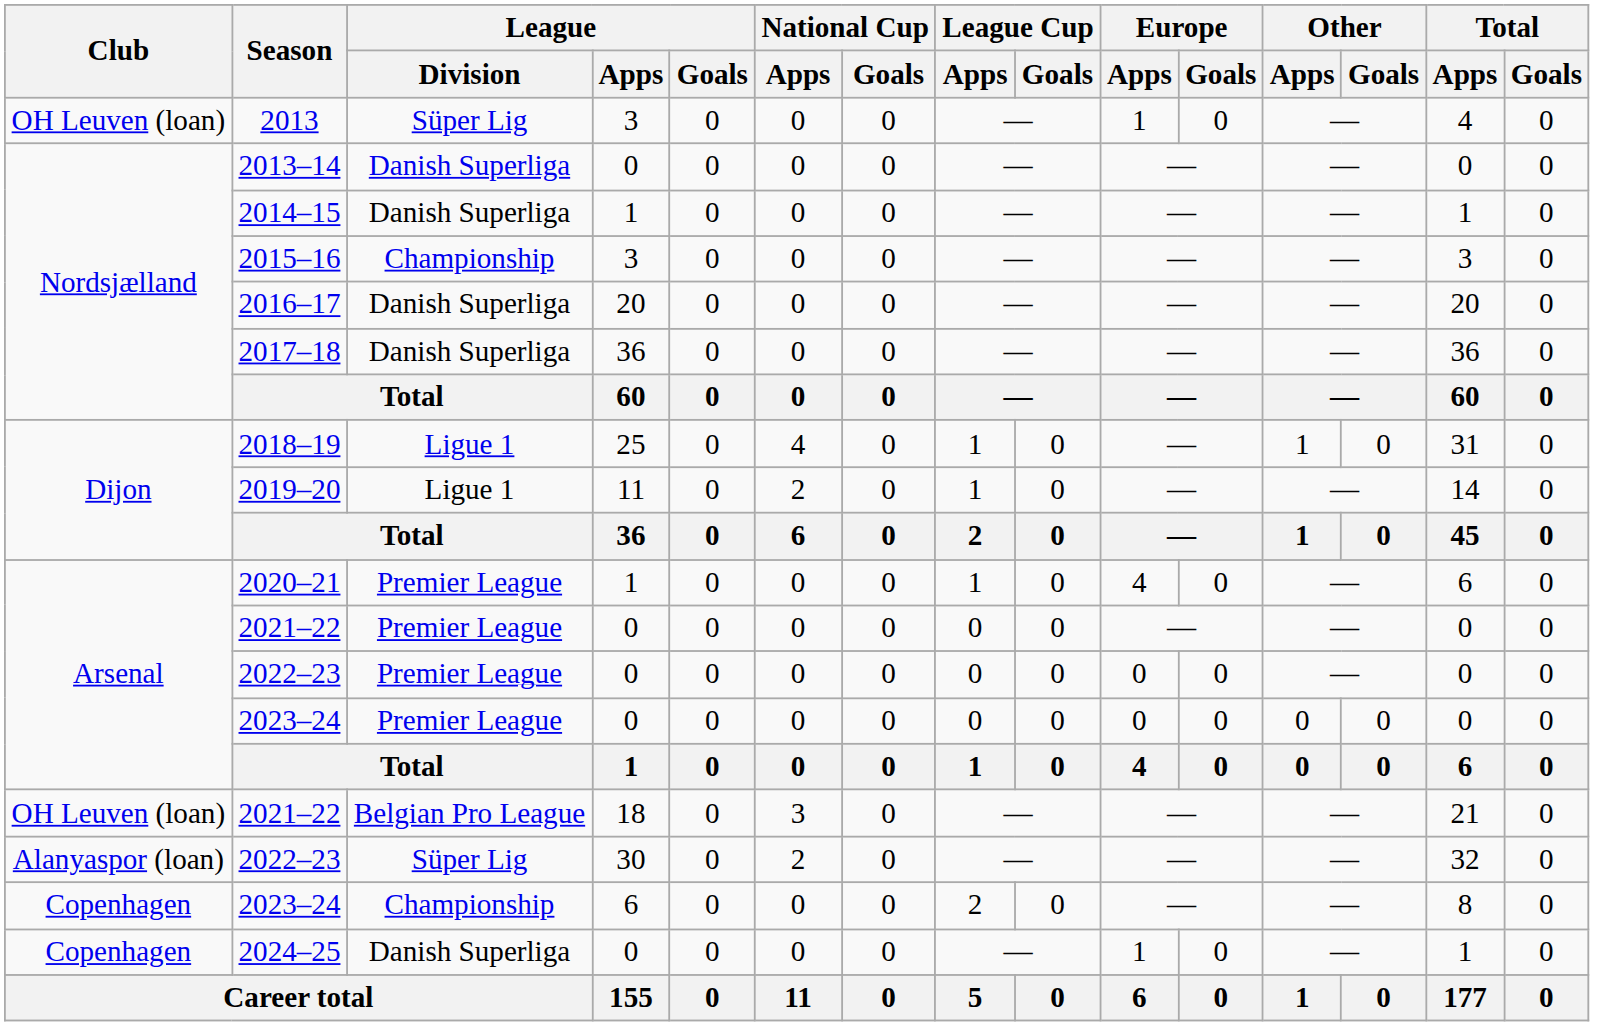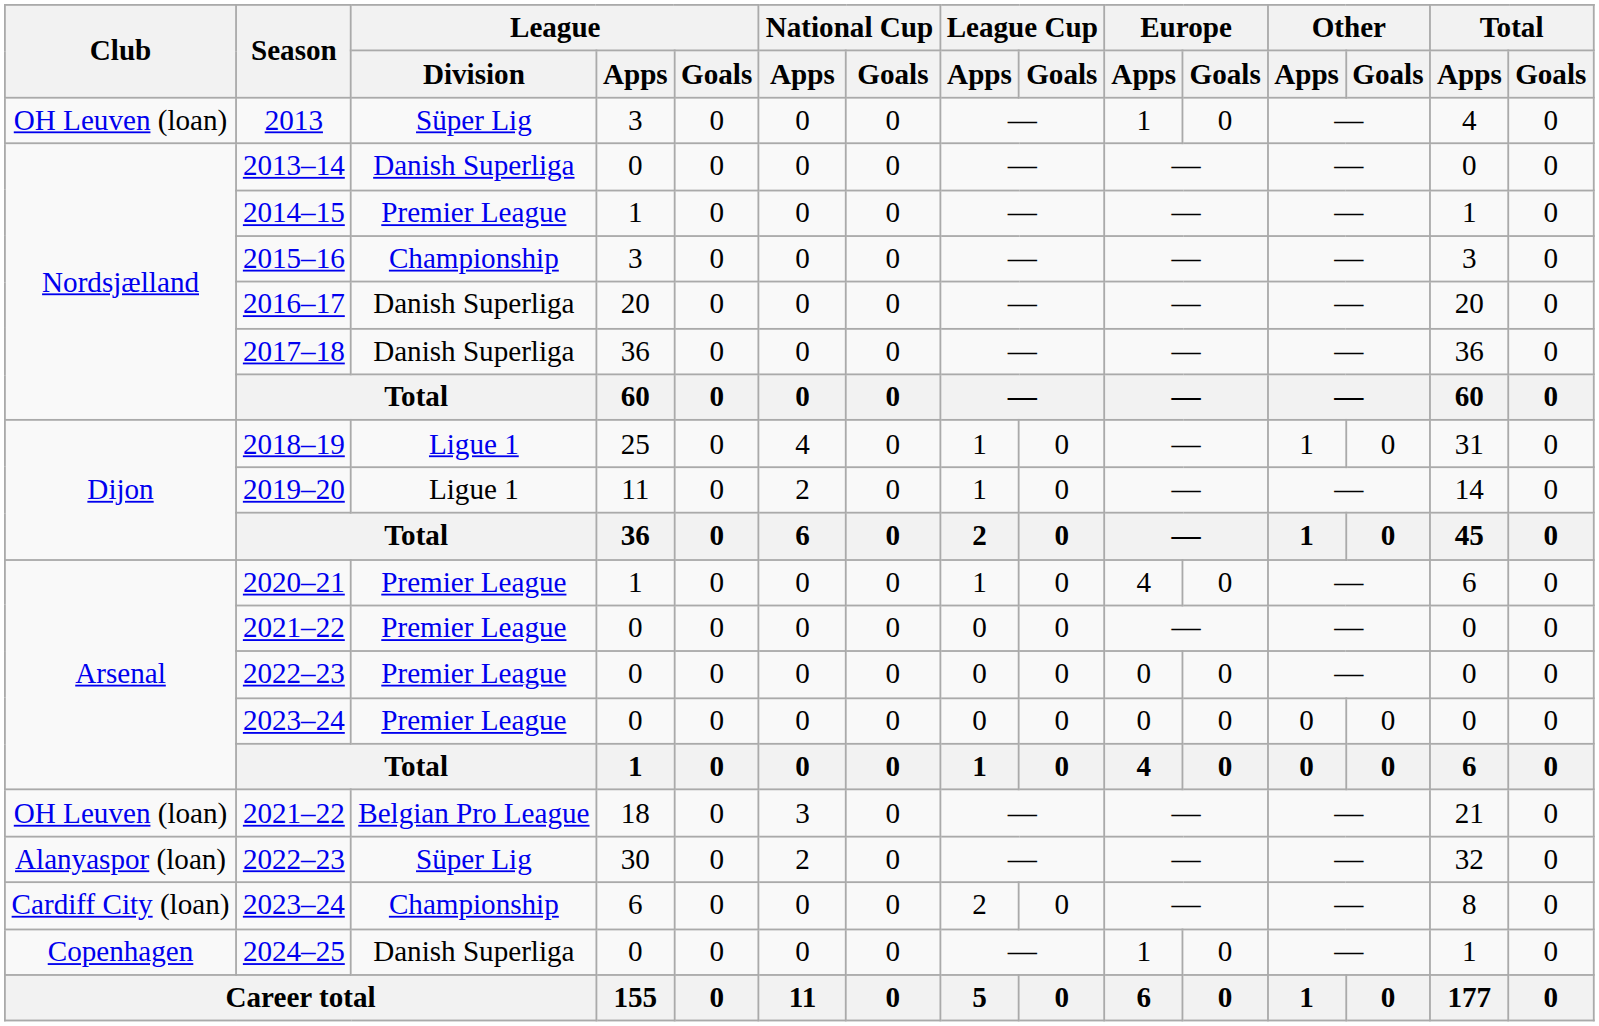(469, 212) Danish Superliga -> (474, 212) Premier League
(118, 905) Copenhagen -> (121, 905) Cardiff City (loan)
